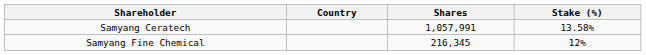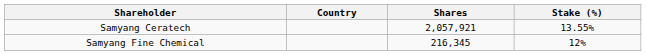(451, 27) 1,057,991 -> (451, 27) 2,057,921
(577, 27) 13.58% -> (577, 27) 13.55%
